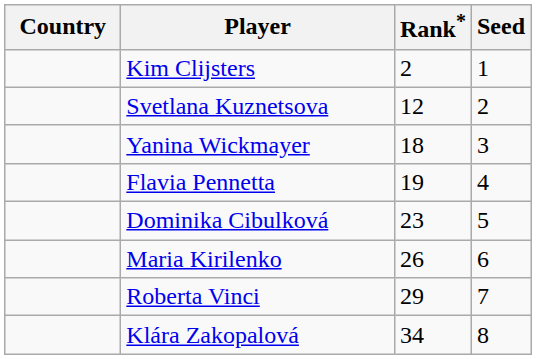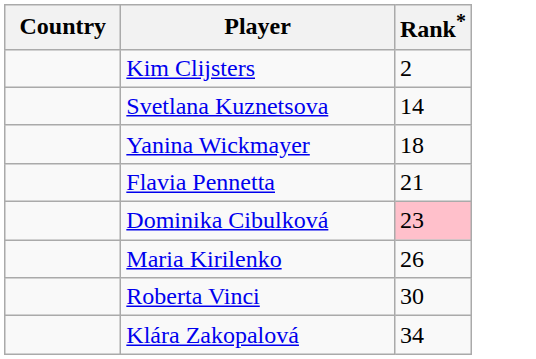- column: (501, 26)
(412, 106) 12 -> (412, 106) 14
(412, 182) 19 -> (412, 182) 21
(412, 220) no background -> (412, 220) pink background
(412, 296) 29 -> (412, 296) 30
